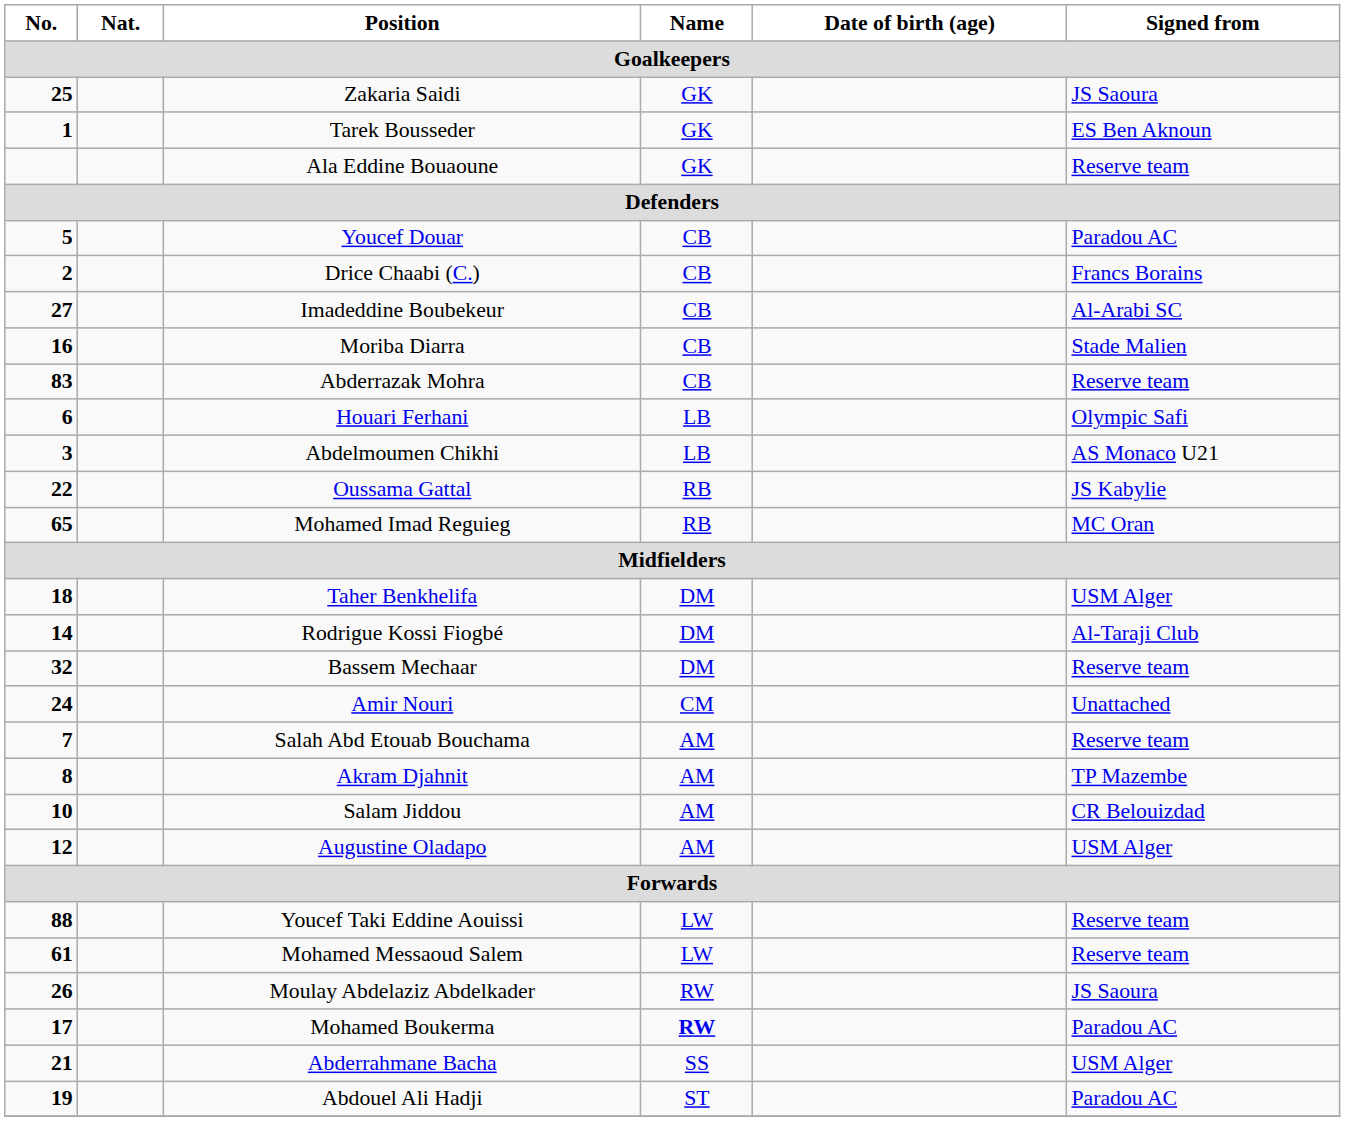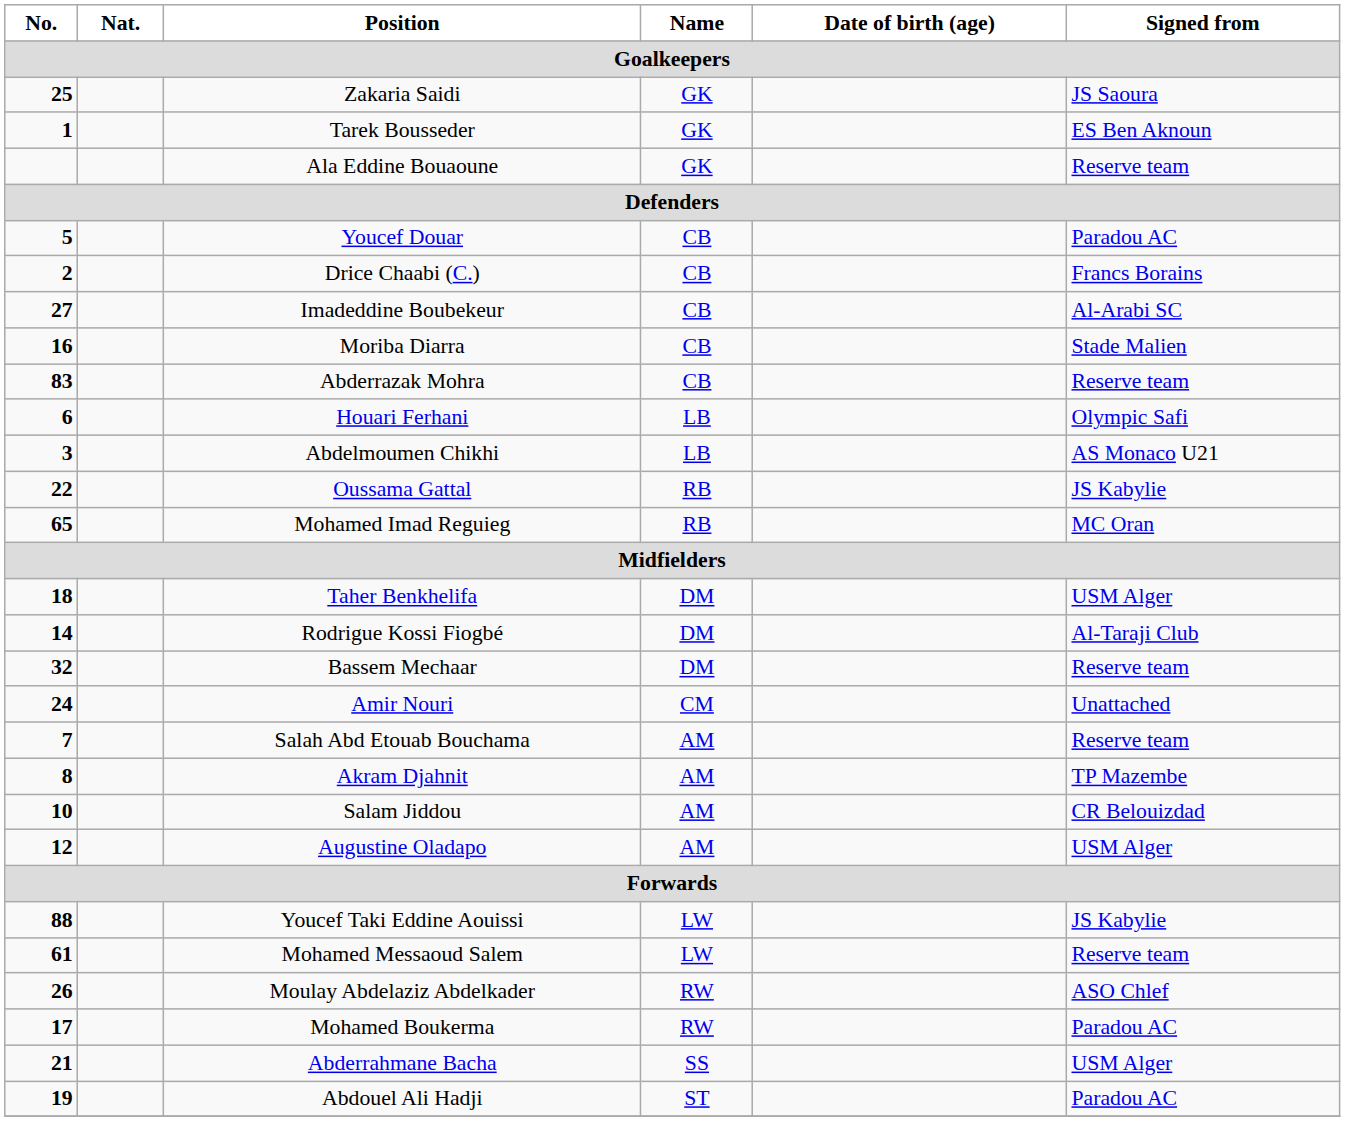(1130, 919) Reserve team -> (1119, 919) JS Kabylie
(1115, 991) JS Saoura -> (1120, 991) ASO Chlef
(697, 1026) bold -> (697, 1026) normal
